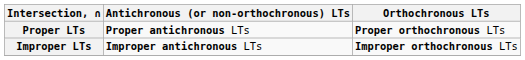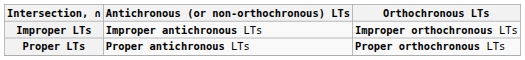rows swapped: (54, 30) <-> (54, 47)
